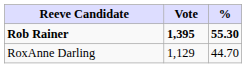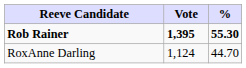(181, 53) 1,129 -> (181, 53) 1,124
